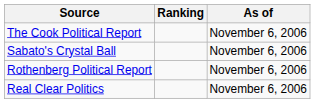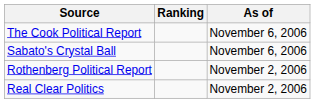(258, 70) November 6, 2006 -> (258, 70) November 2, 2006
(258, 88) November 6, 2006 -> (258, 88) November 2, 2006
